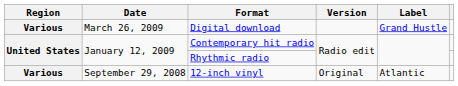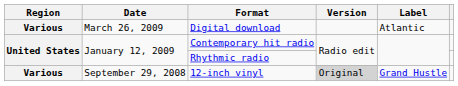(413, 27) Grand Hustle -> (402, 27) Atlantic
(341, 73) no background -> (341, 73) lightgrey background
(402, 73) Atlantic -> (413, 73) Grand Hustle
